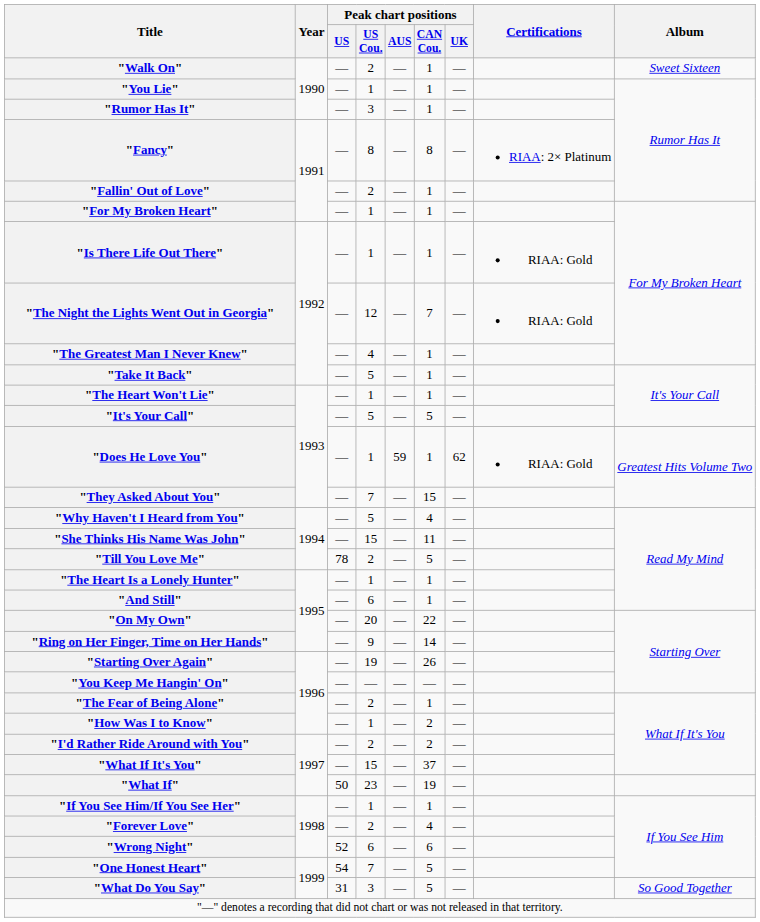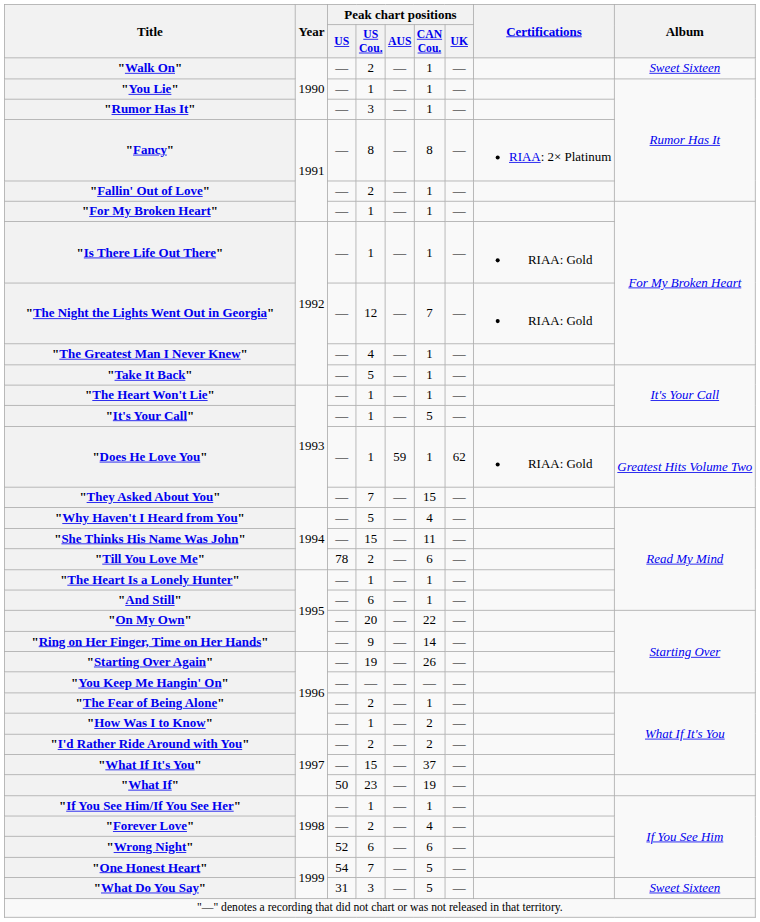(371, 415) 5 -> (371, 415) 1
(429, 559) 5 -> (429, 559) 6
(685, 888) So Good Together -> (685, 888) Sweet Sixteen
